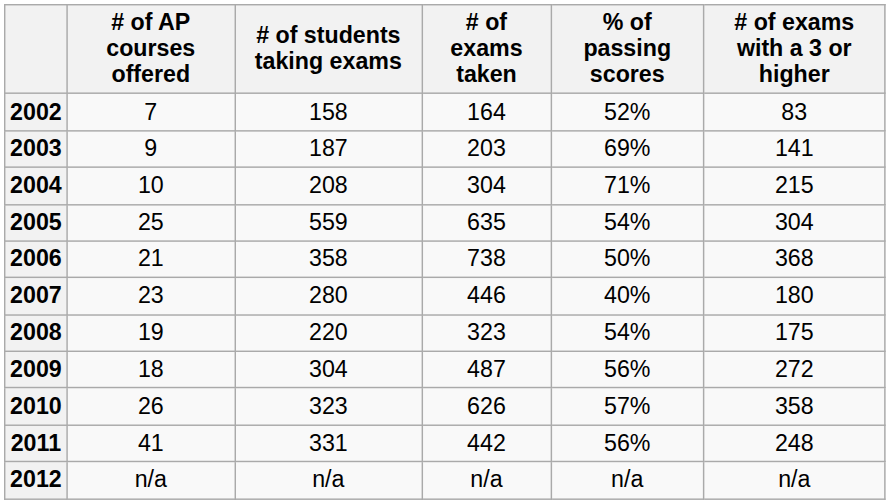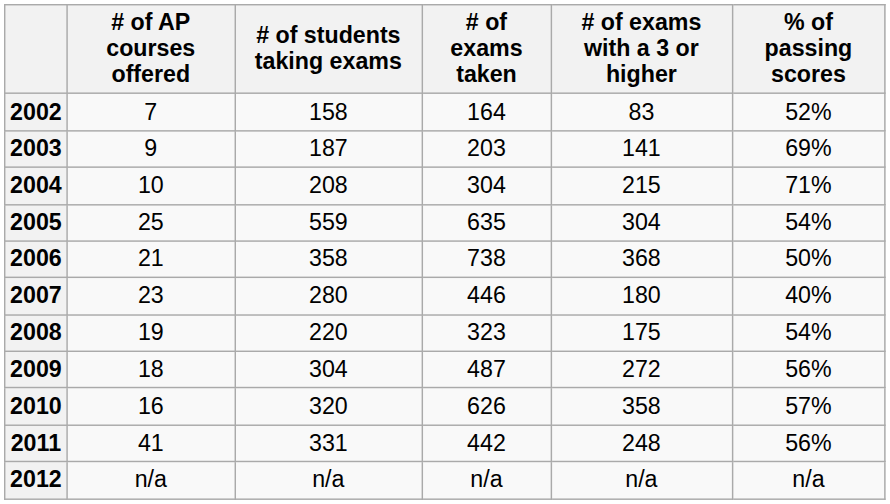columns swapped: (794, 48) <-> (627, 48)
(151, 406) 26 -> (151, 406) 16
(328, 406) 323 -> (328, 406) 320
